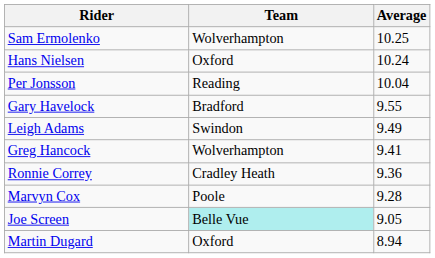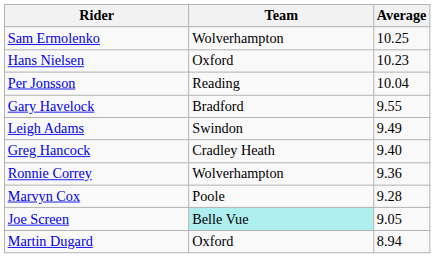(393, 60) 10.24 -> (393, 60) 10.23
(238, 151) Wolverhampton -> (234, 151) Cradley Heath
(389, 151) 9.41 -> (389, 151) 9.40
(234, 173) Cradley Heath -> (238, 173) Wolverhampton
